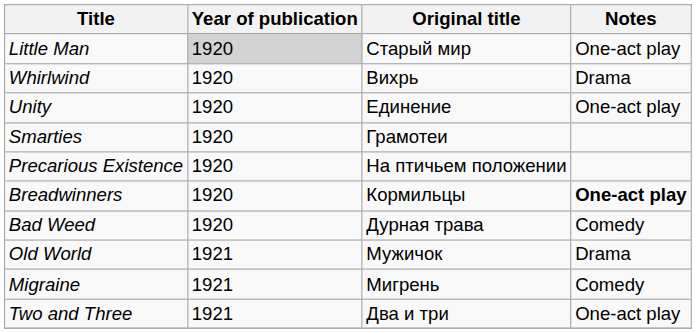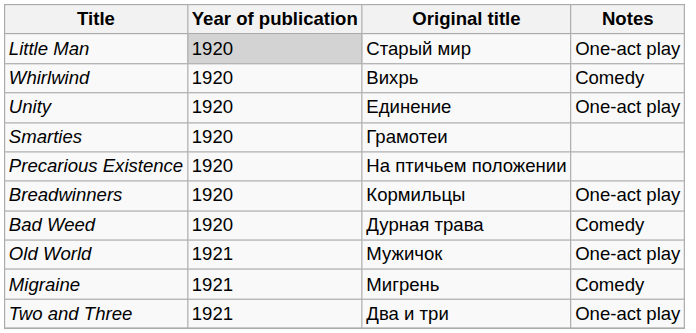(603, 78) Drama -> (610, 78) Comedy
(631, 195) bold -> (628, 195) normal
(603, 254) Drama -> (628, 254) One-act play
